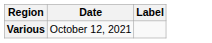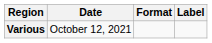+ column: (154, 12)
